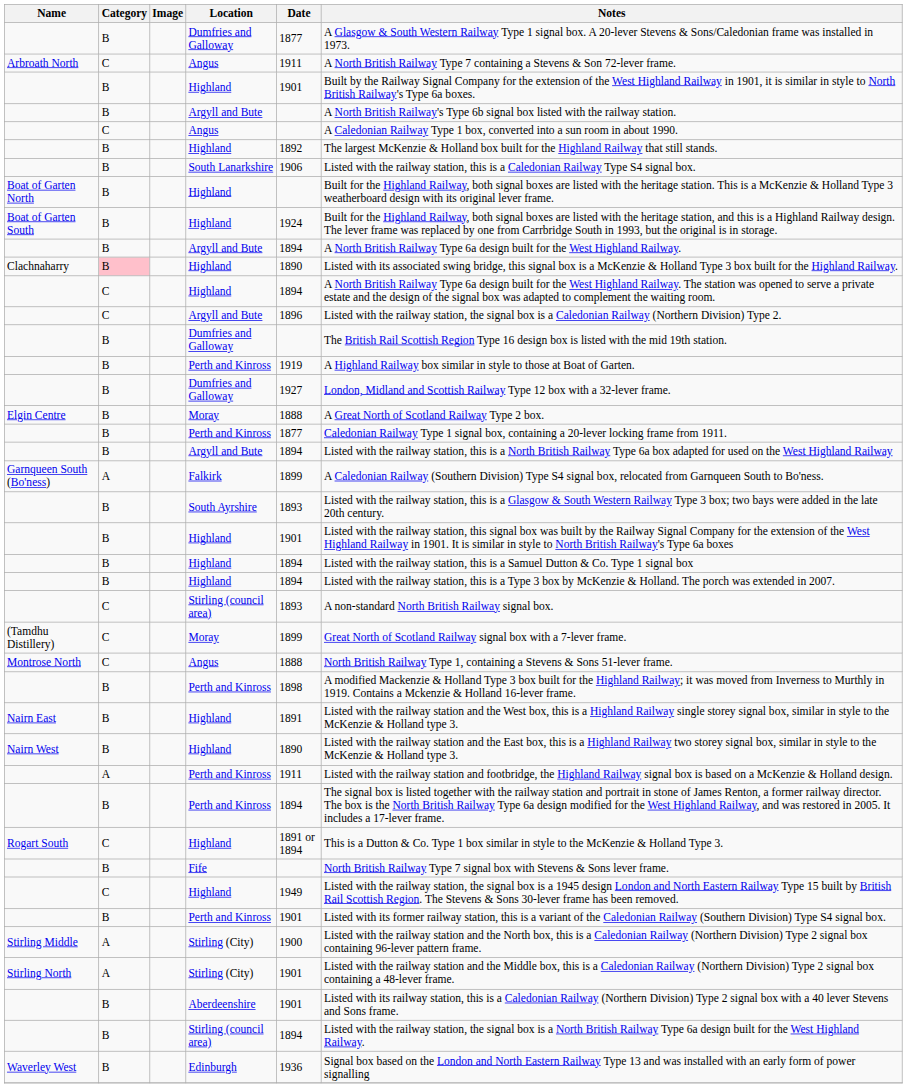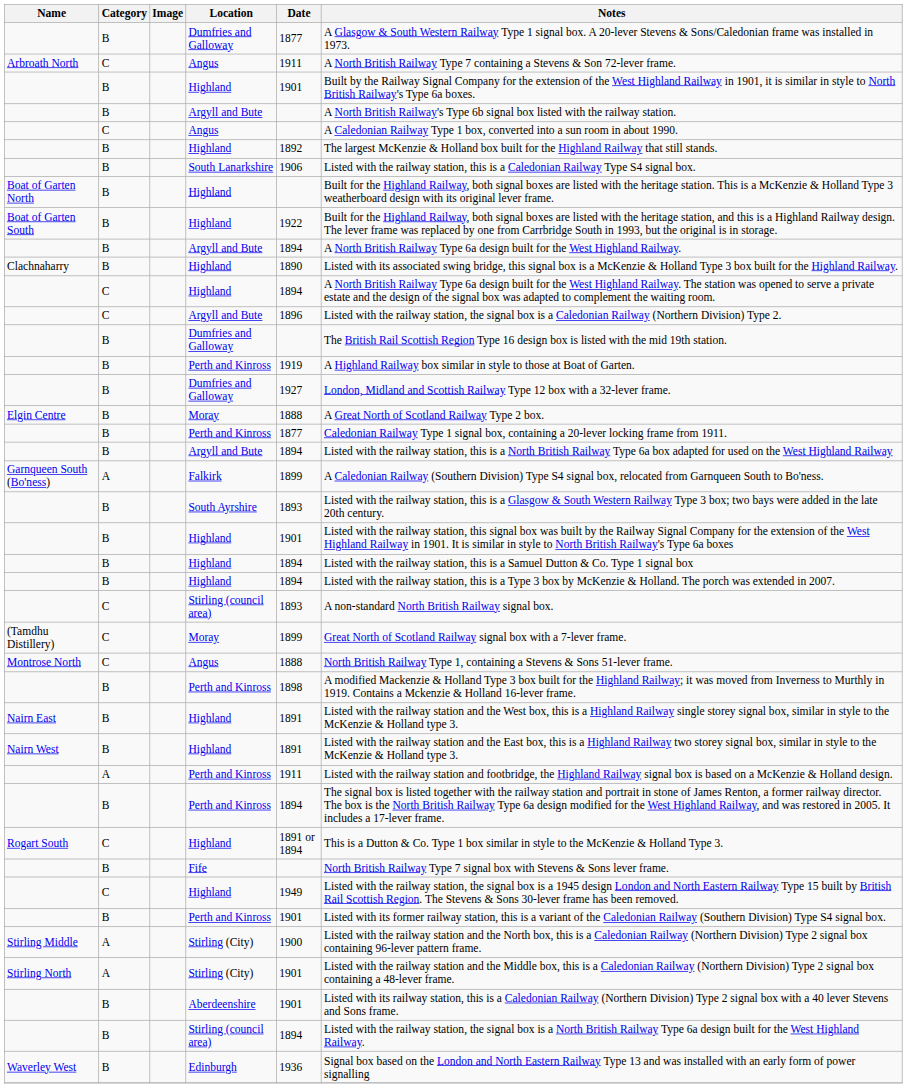(291, 223) 1924 -> (291, 223) 1922
(105, 266) pink background -> (105, 266) no background
(291, 749) 1890 -> (291, 749) 1891
